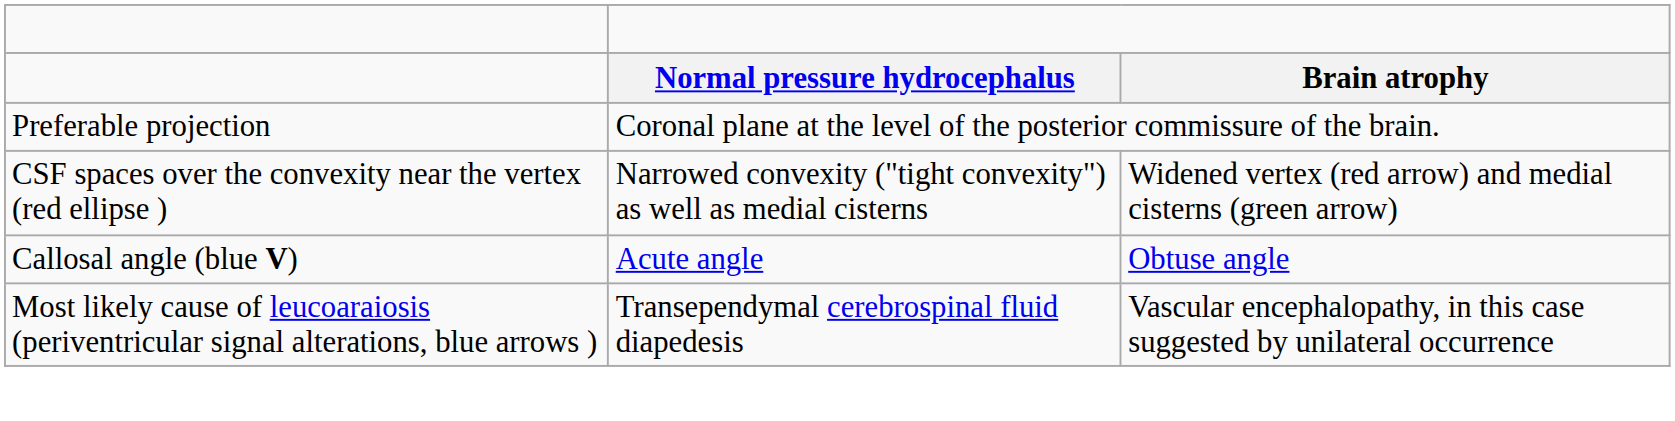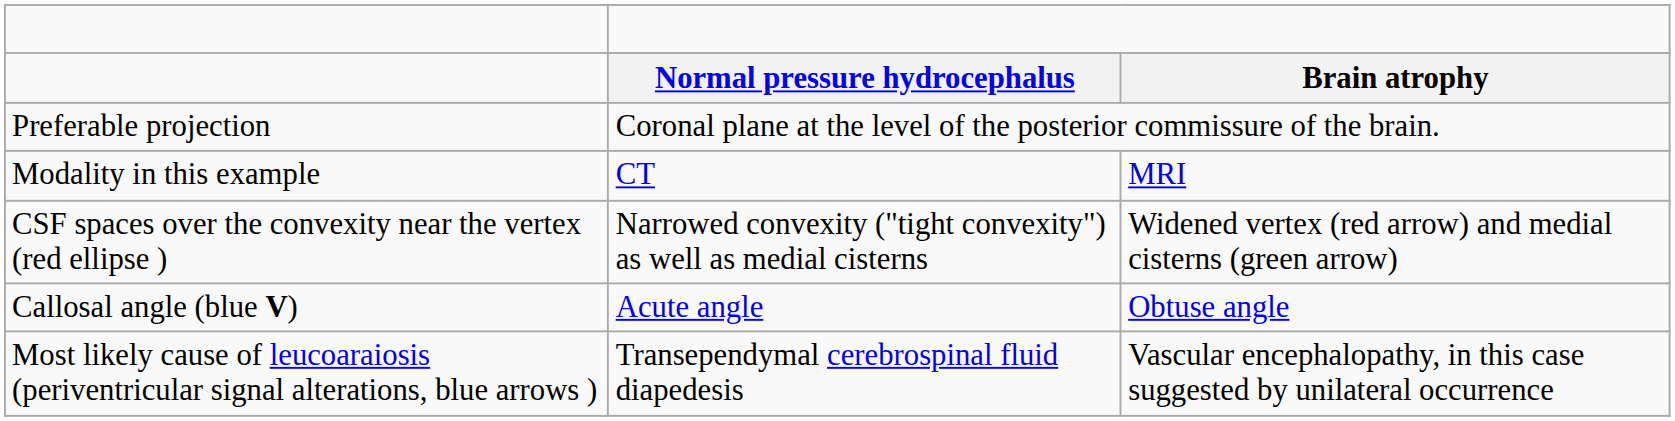+ row: (166, 175)
